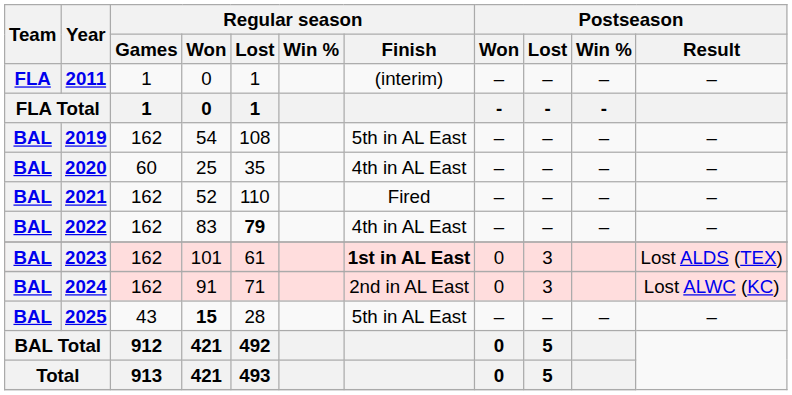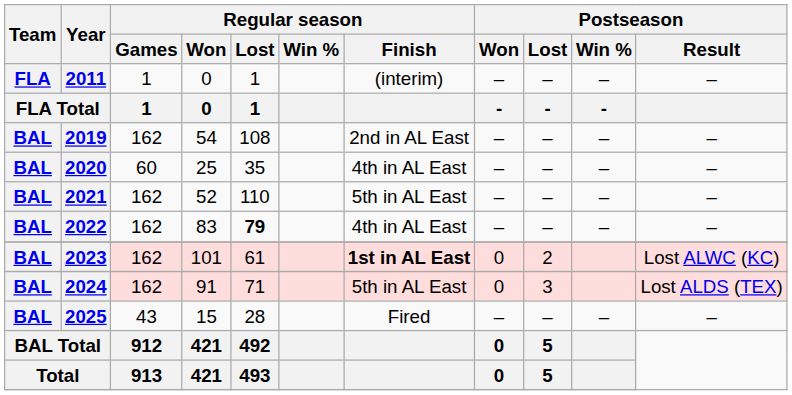(409, 138) 5th in AL East -> (409, 138) 2nd in AL East
(409, 197) Fired -> (409, 197) 5th in AL East
(548, 256) 3 -> (548, 256) 2
(712, 256) Lost ALDS (TEX) -> (712, 256) Lost ALWC (KC)
(409, 286) 2nd in AL East -> (409, 286) 5th in AL East
(712, 286) Lost ALWC (KC) -> (712, 286) Lost ALDS (TEX)
(206, 316) bold -> (206, 316) normal
(409, 316) 5th in AL East -> (409, 316) Fired
